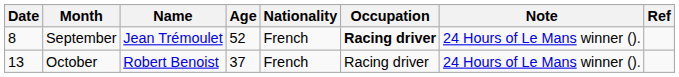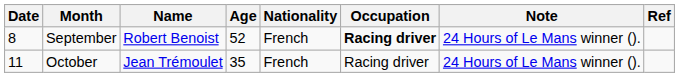(173, 38) Jean Trémoulet -> (171, 38) Robert Benoist
(16, 61) 13 -> (15, 61) 11
(171, 61) Robert Benoist -> (173, 61) Jean Trémoulet
(237, 61) 37 -> (237, 61) 35
